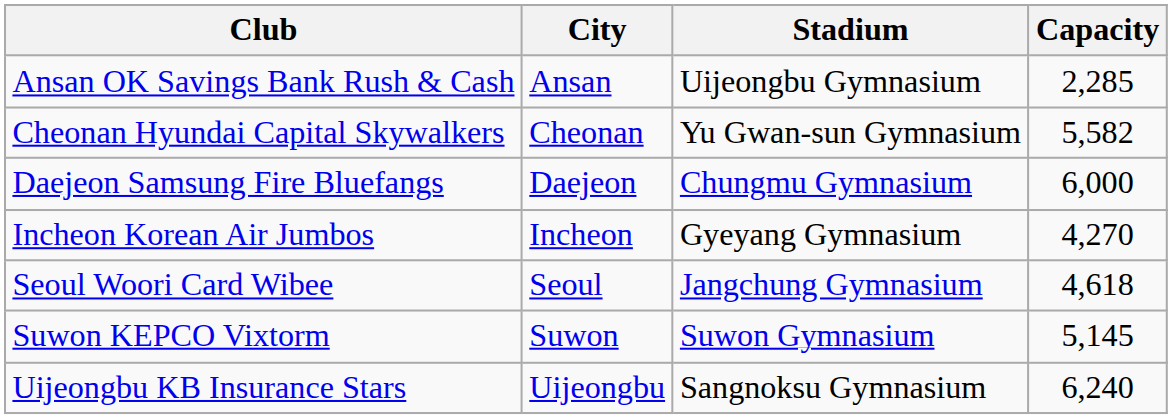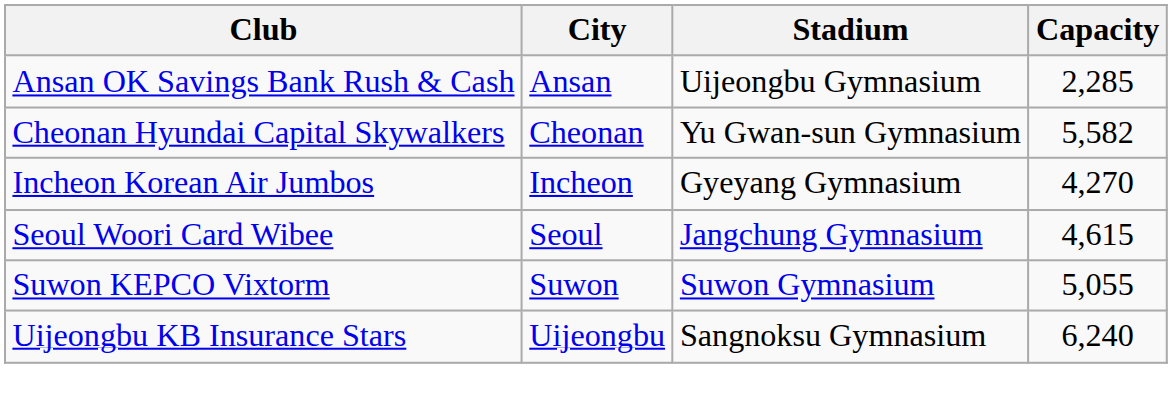- row: (228, 183)
(1098, 285) 4,618 -> (1098, 234) 4,615
(1098, 336) 5,145 -> (1098, 285) 5,055
